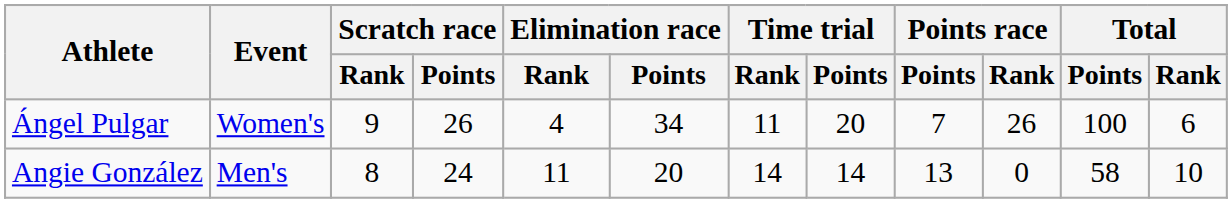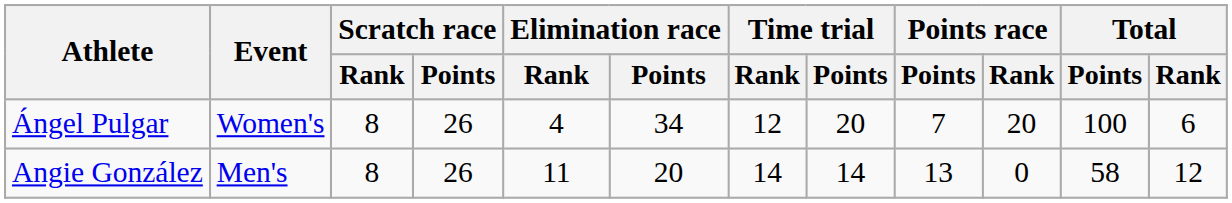(372, 123) 9 -> (372, 123) 8
(767, 123) 11 -> (767, 123) 12
(1022, 123) 26 -> (1022, 123) 20
(458, 172) 24 -> (458, 172) 26
(1188, 172) 10 -> (1188, 172) 12
